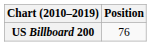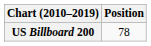(124, 31) 76 -> (124, 31) 78
